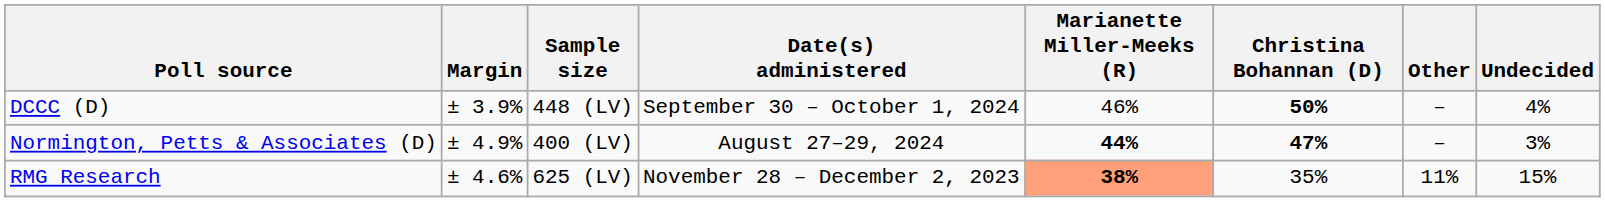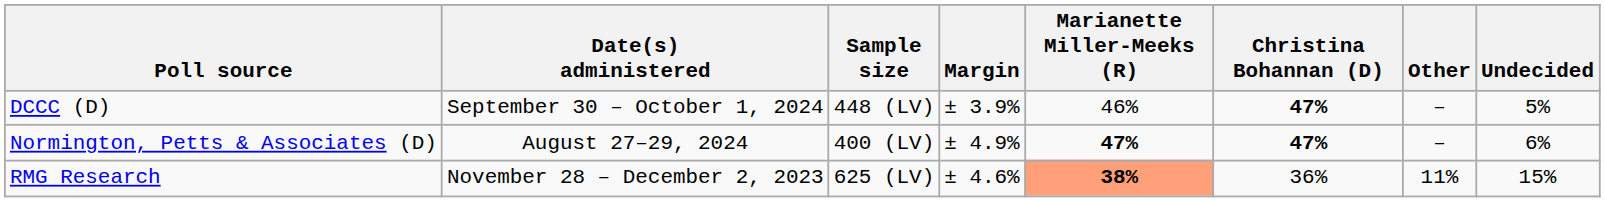columns swapped: (831, 60) <-> (485, 72)
(1308, 107) 50% -> (1308, 107) 47%
(1537, 107) 4% -> (1537, 107) 5%
(1119, 143) 44% -> (1119, 143) 47%
(1537, 143) 3% -> (1537, 143) 6%
(1308, 178) 35% -> (1308, 178) 36%
